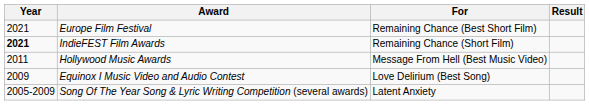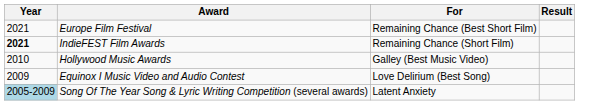- row: (460, 60)
+ row: (430, 60)
(31, 92) no background -> (31, 92) lightblue background
